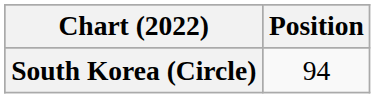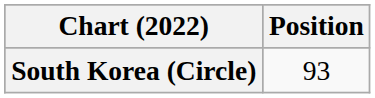(316, 69) 94 -> (316, 69) 93
